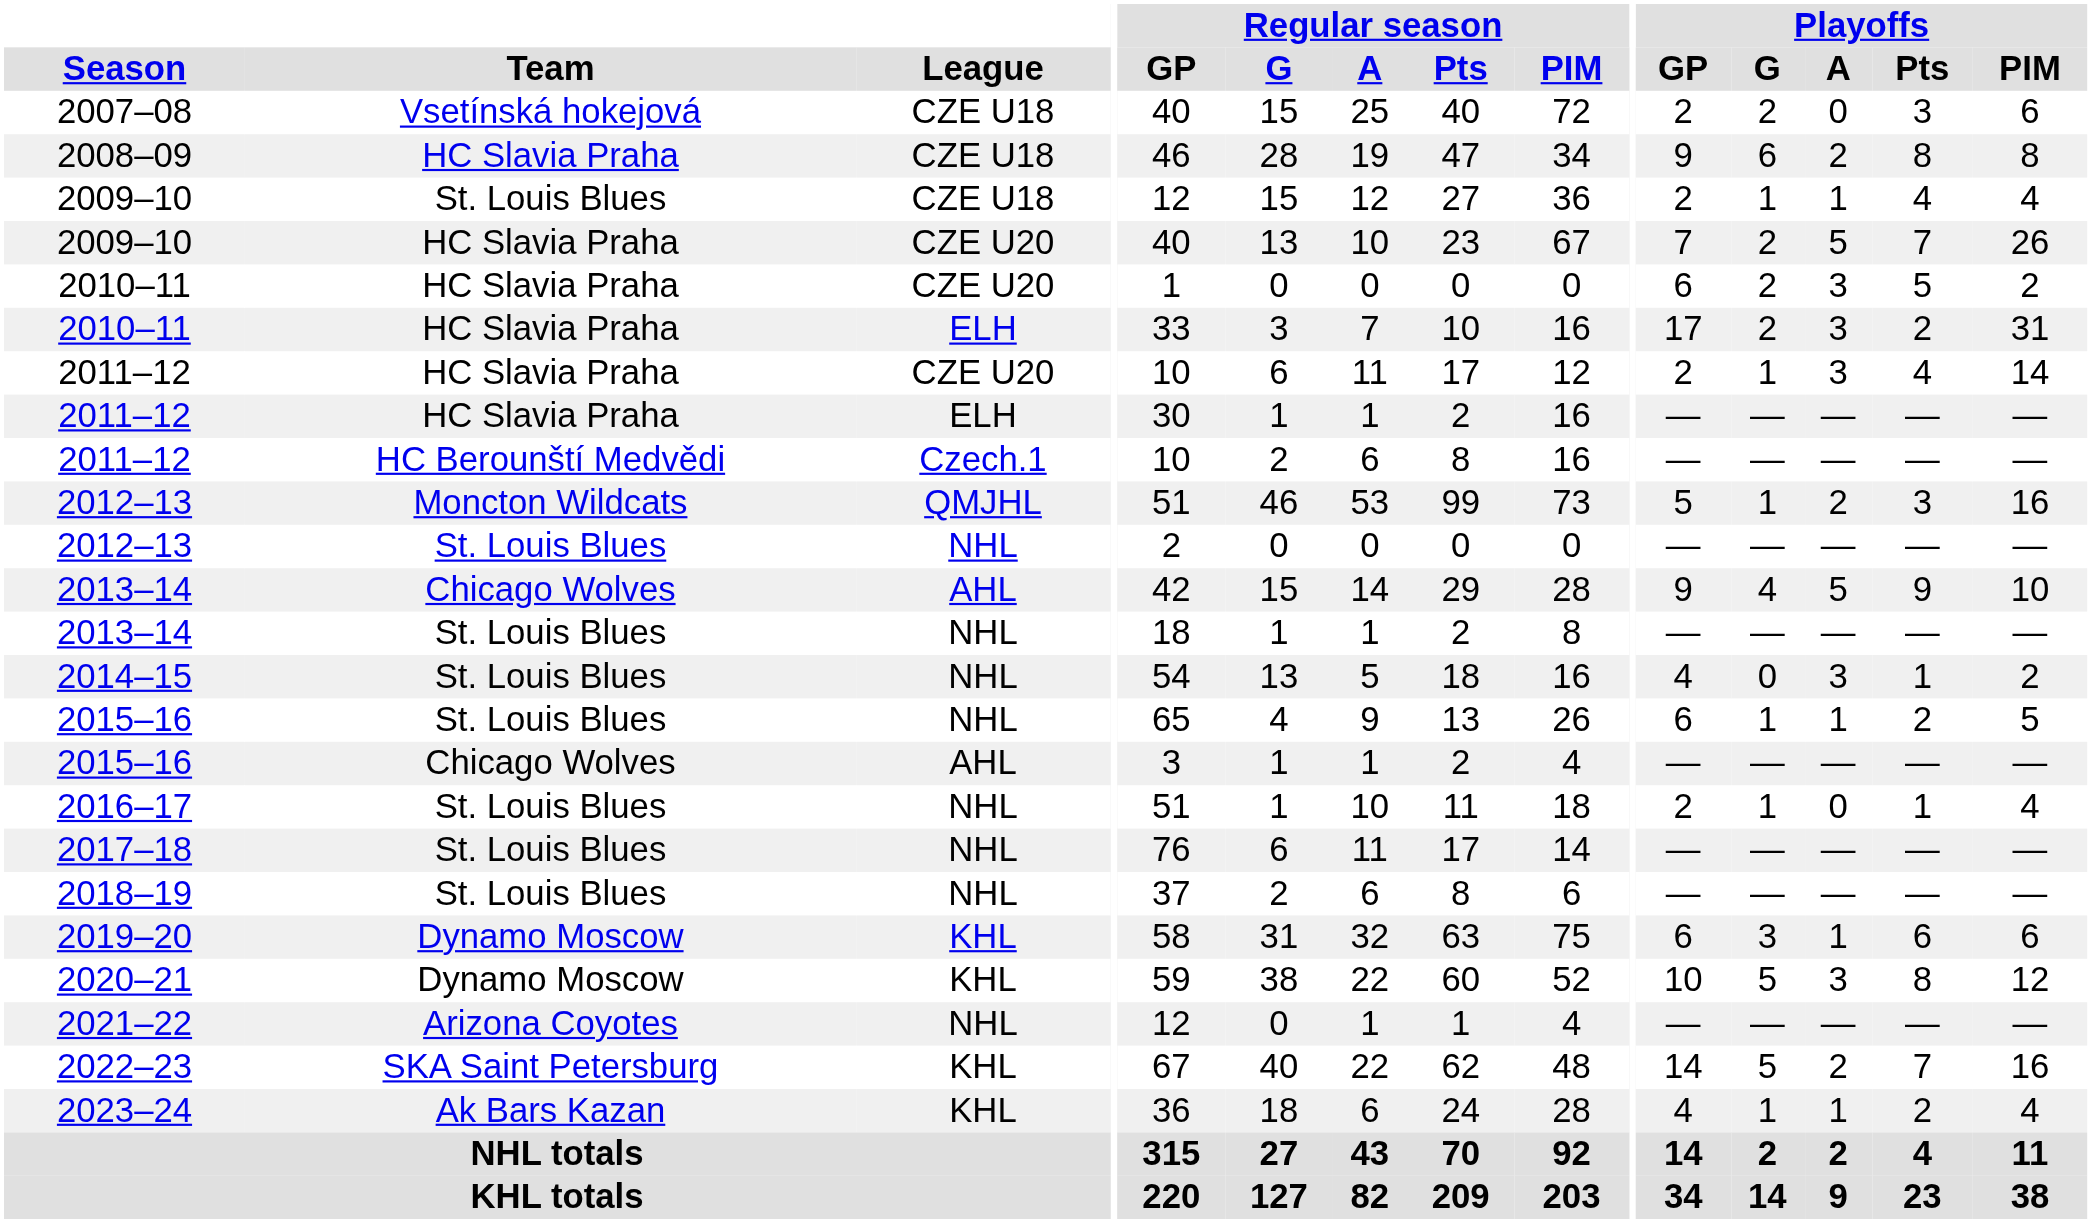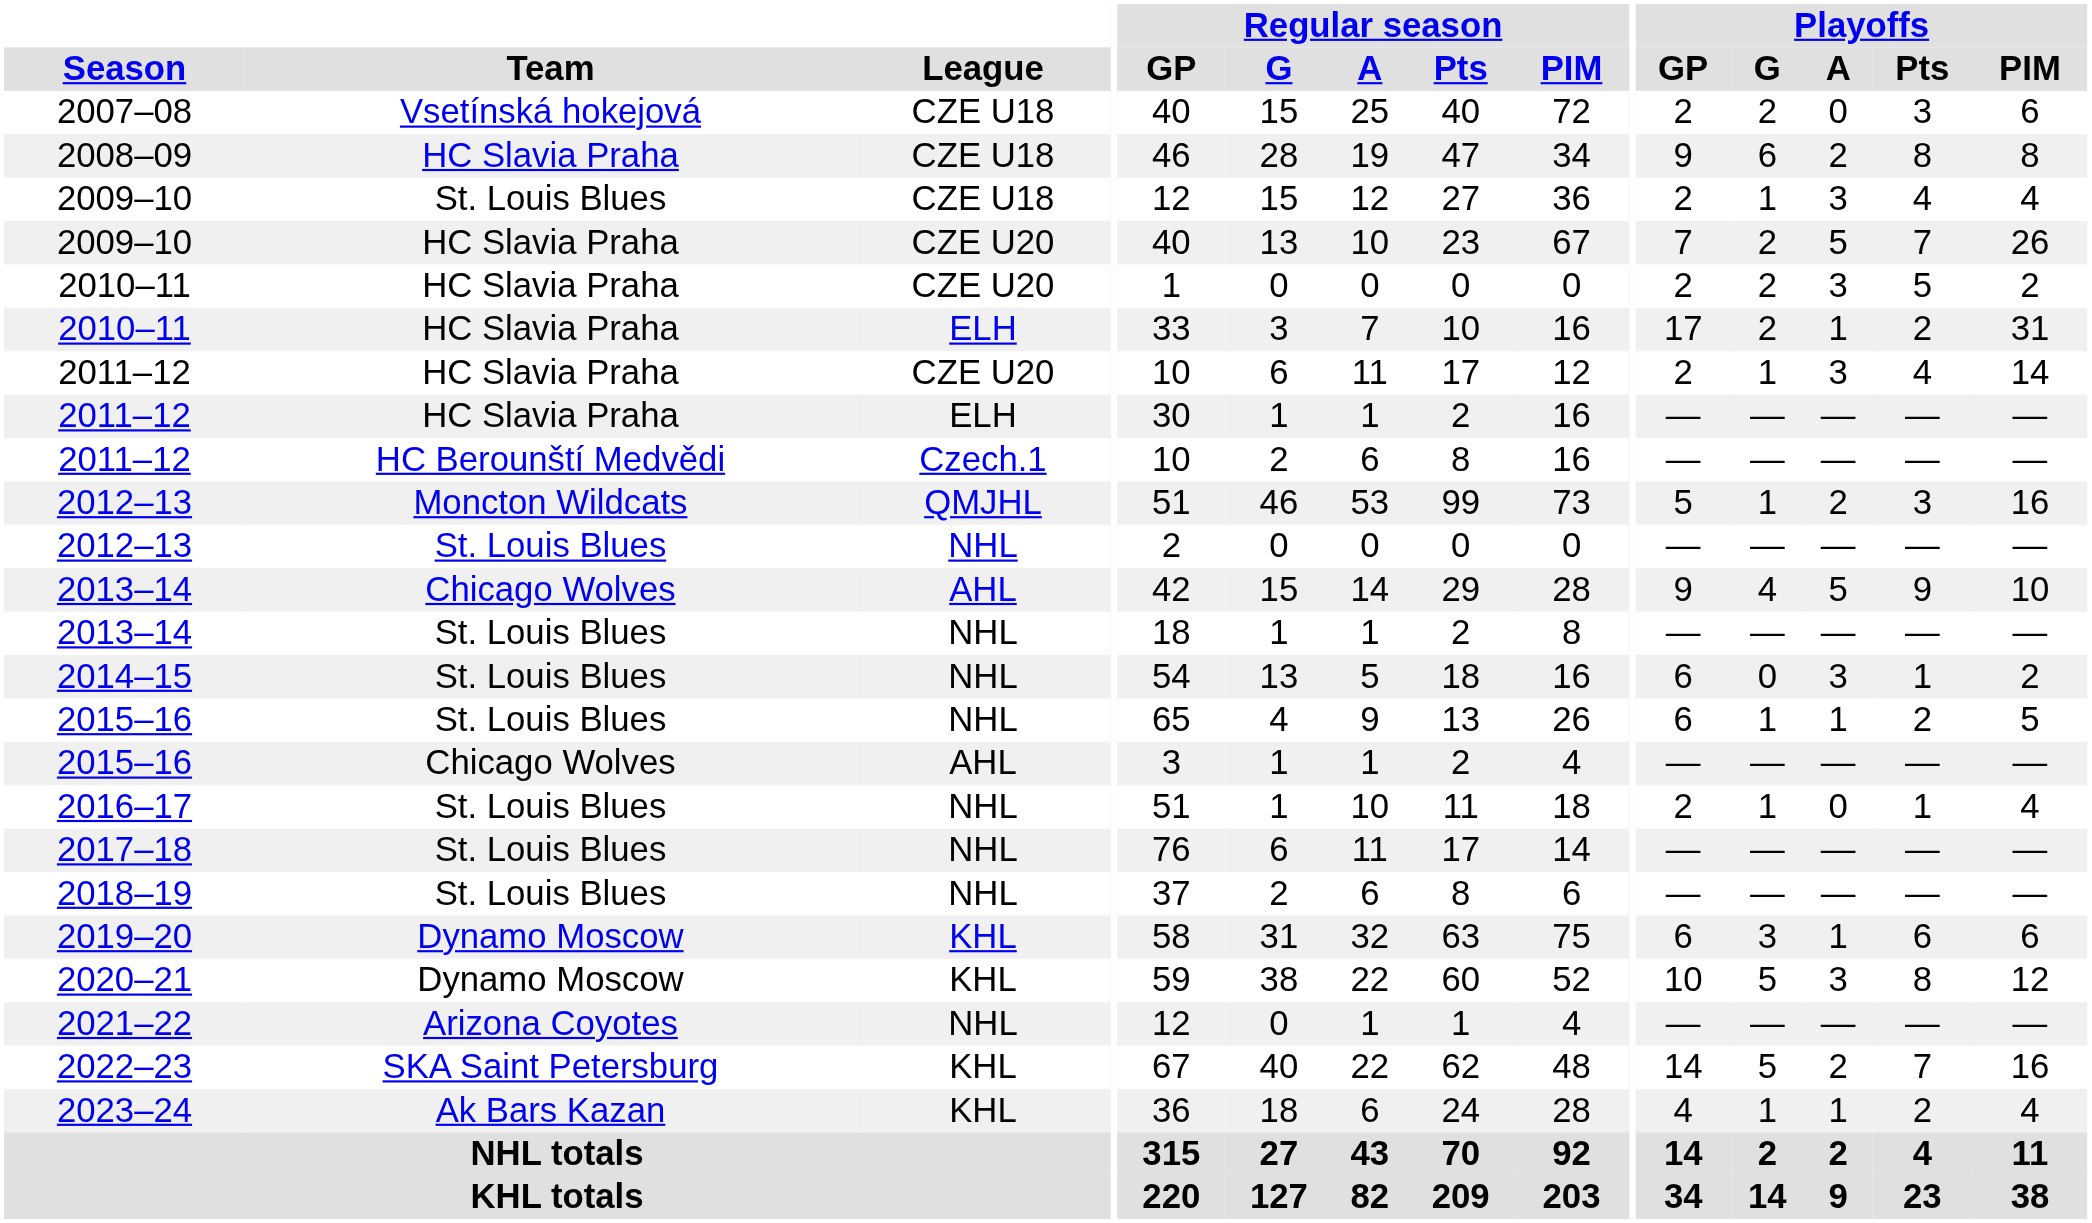(1838, 198) 1 -> (1838, 198) 3
(1683, 285) 6 -> (1683, 285) 2
(1838, 328) 3 -> (1838, 328) 1
(1683, 676) 4 -> (1683, 676) 6
